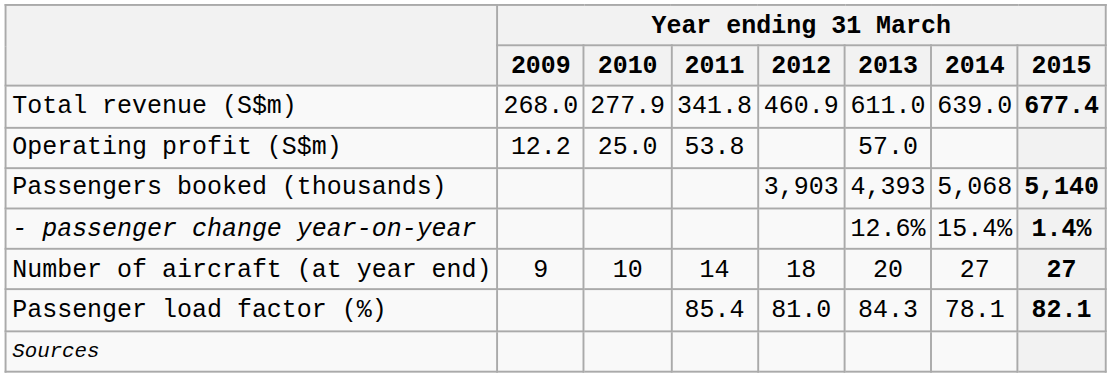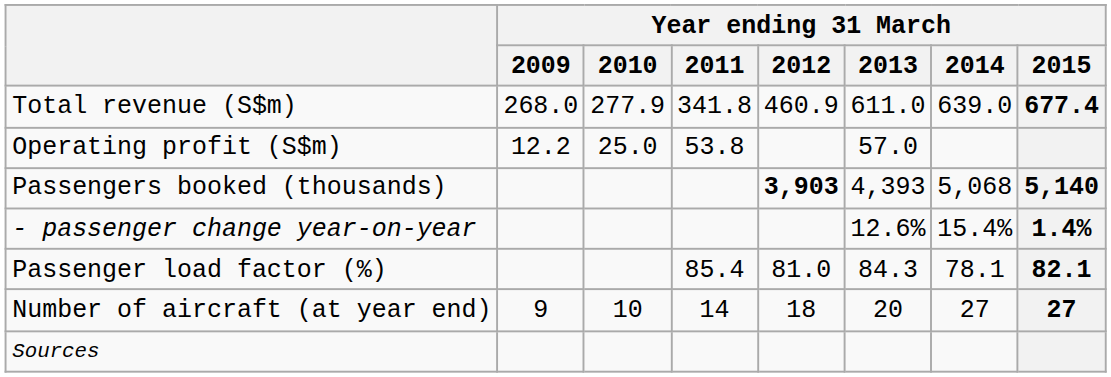(801, 188) normal -> (801, 188) bold
rows swapped: (199, 310) <-> (252, 269)
